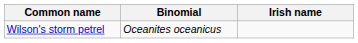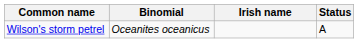+ column: (335, 12)
